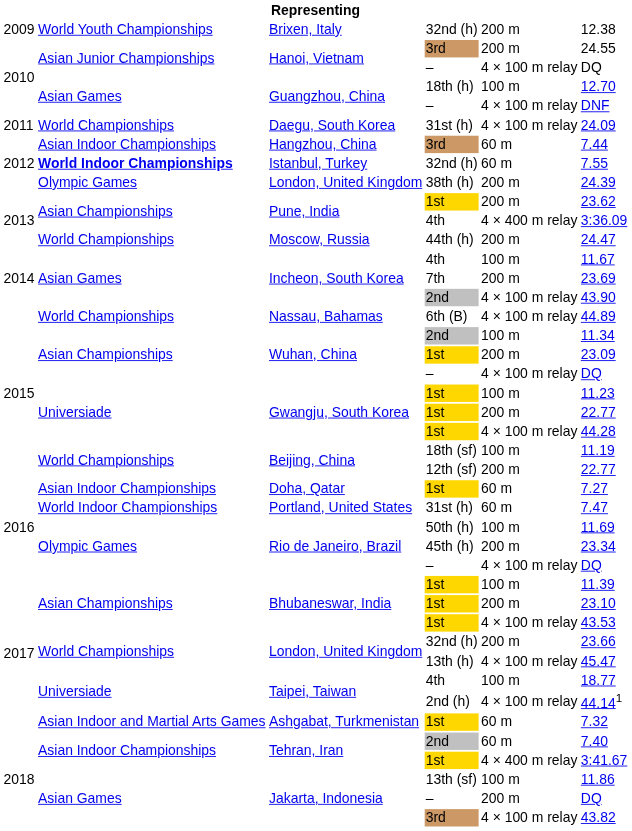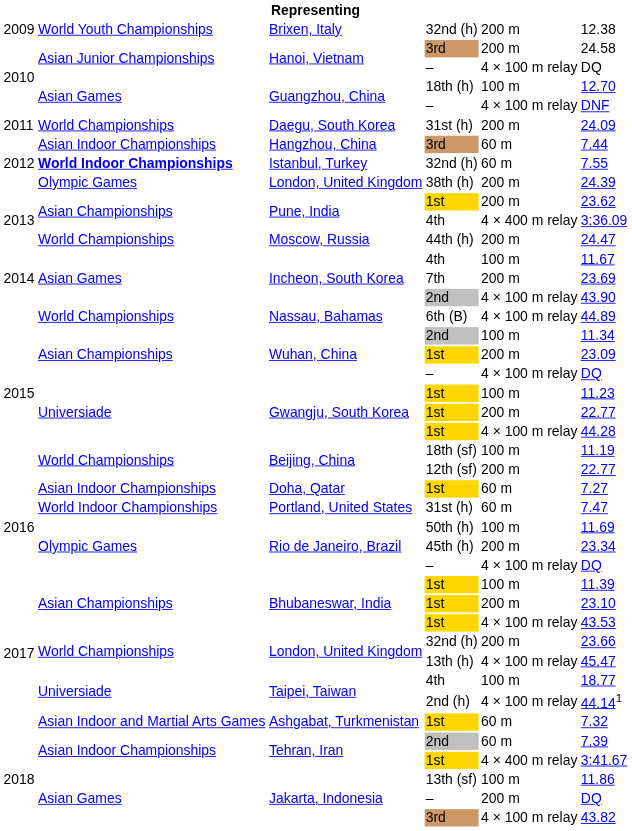(598, 48) 24.55 -> (598, 48) 24.58
(529, 125) 4 × 100 m relay -> (500, 125) 200 m
(594, 741) 7.40 -> (594, 741) 7.39
